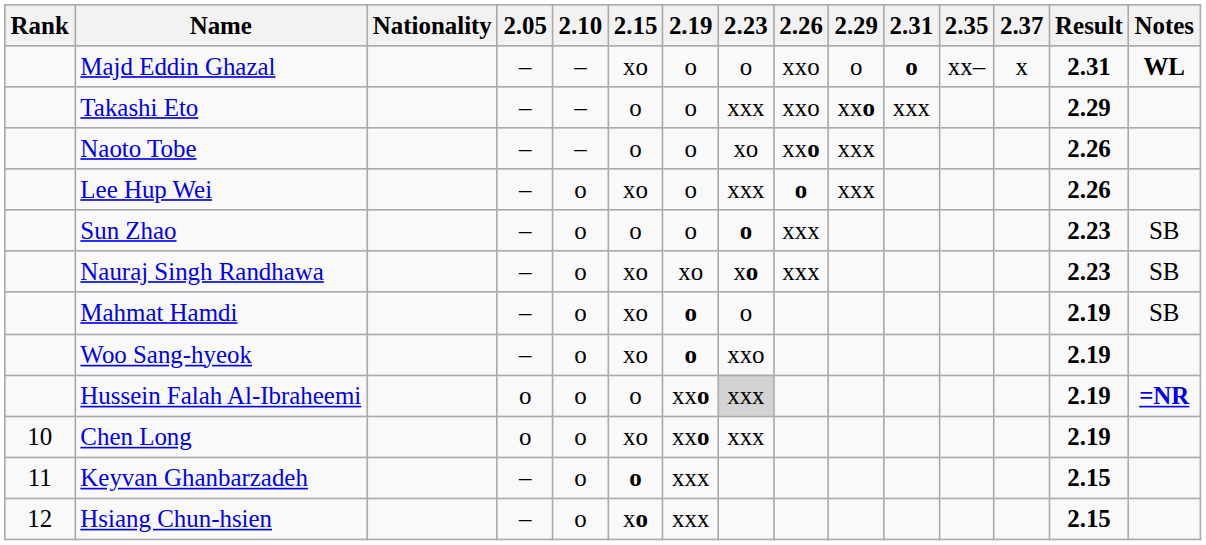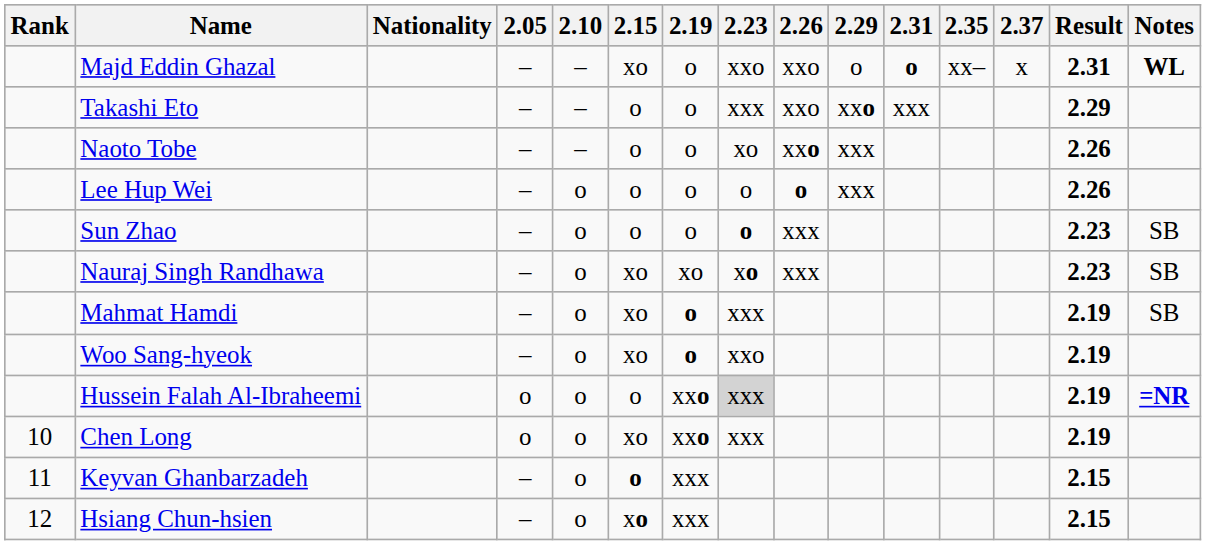(746, 66) o -> (746, 66) xxo
(636, 189) xo -> (636, 189) o
(746, 189) xxx -> (746, 189) o
(746, 312) o -> (746, 312) xxx
